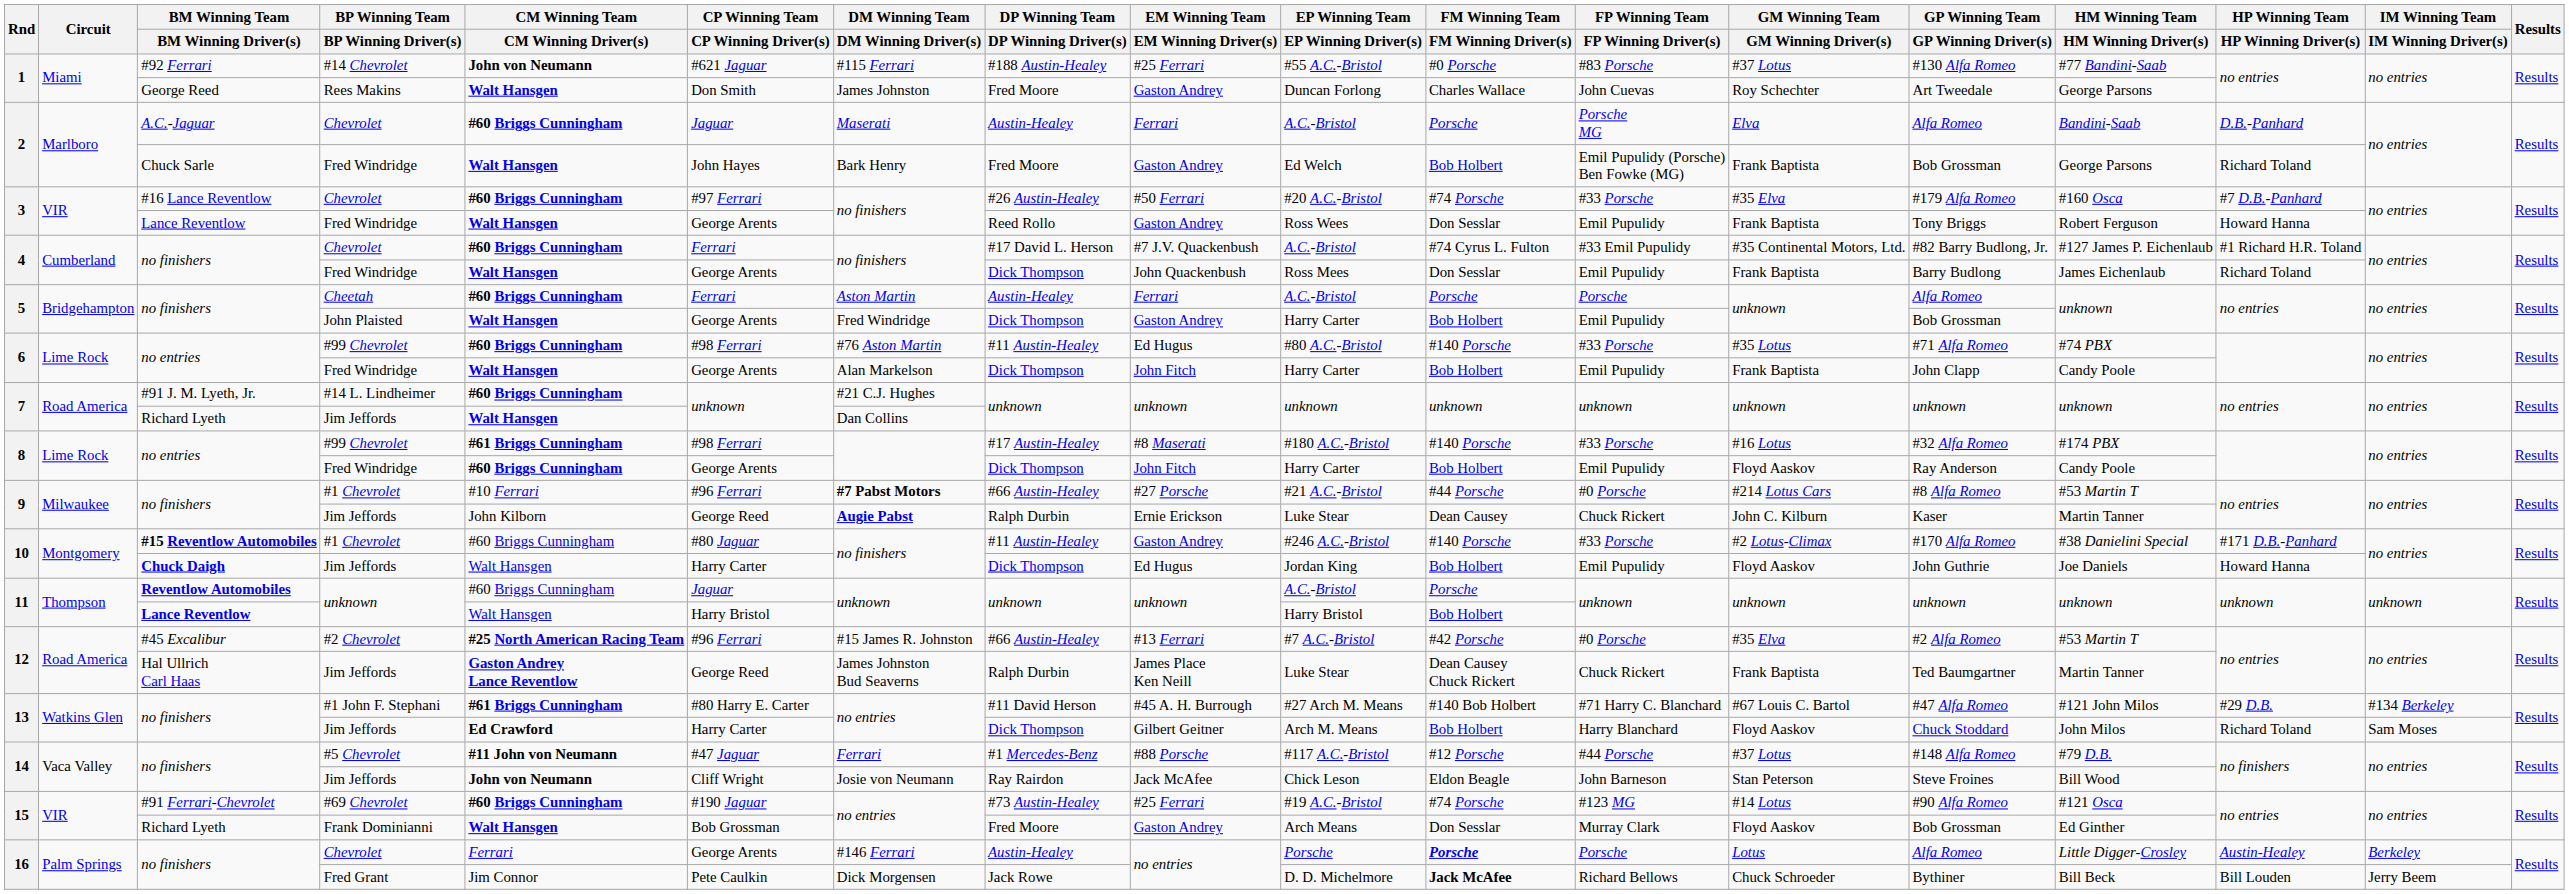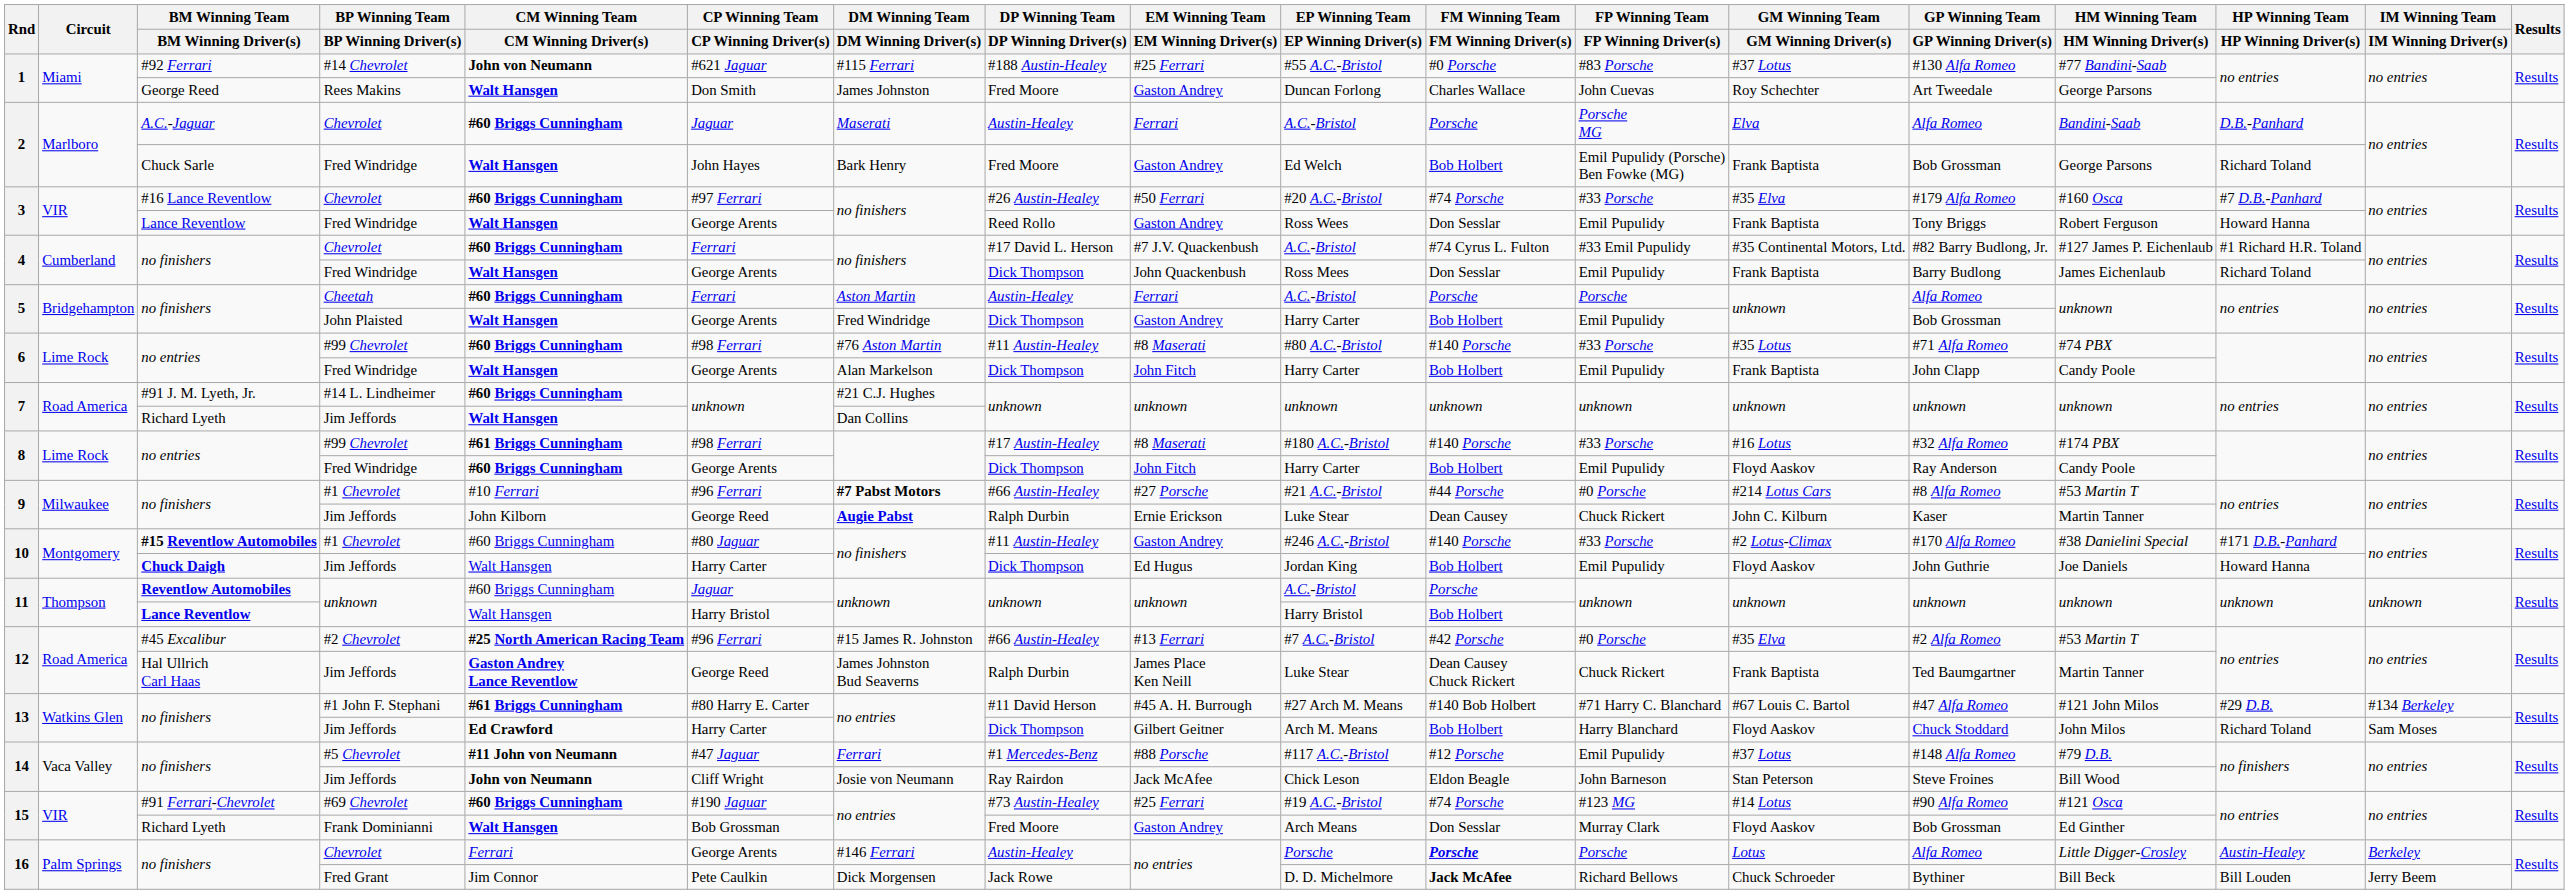(1163, 345) Ed Hugus -> (1170, 345) #8 Maserati
(1616, 754) #44 Porsche -> (1622, 754) Emil Pupulidy
